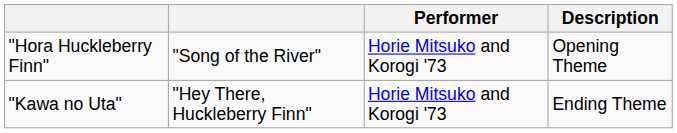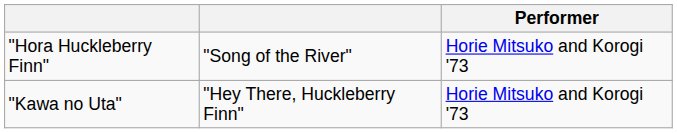- column: (610, 18)
